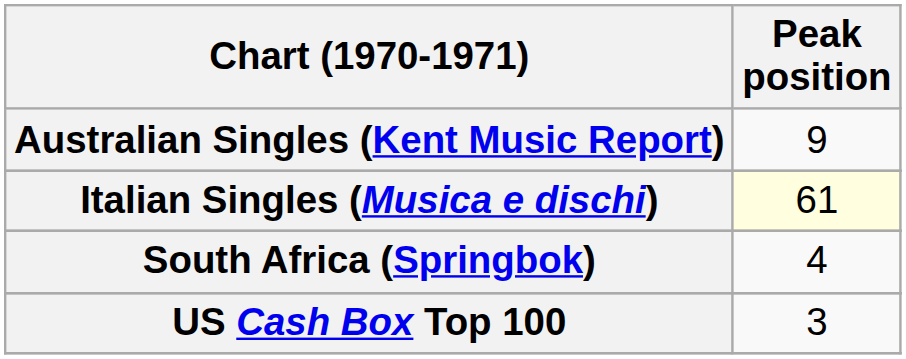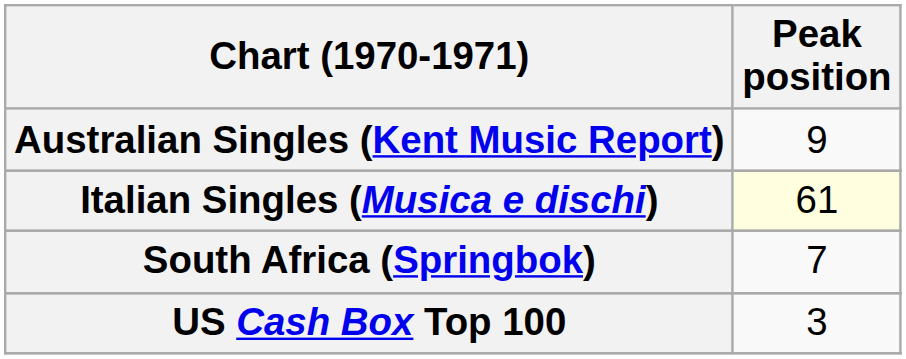(817, 260) 4 -> (817, 260) 7
